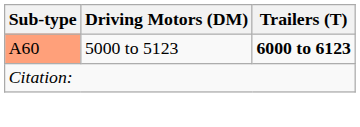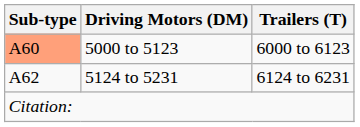(304, 48) bold -> (303, 48) normal
+ row: (132, 77)
